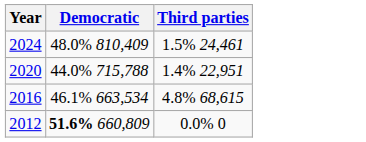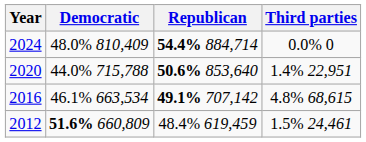+ column: (207, 17)
(203, 44) 1.5% 24,461 -> (311, 44) 0.0% 0
(203, 124) 0.0% 0 -> (311, 124) 1.5% 24,461
